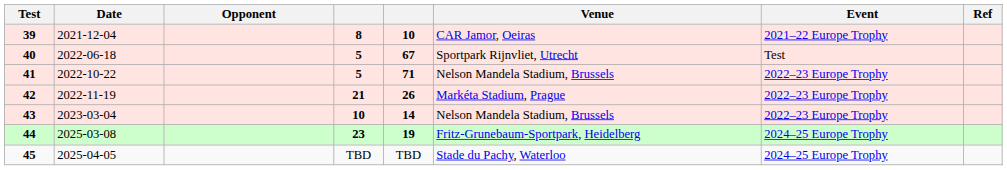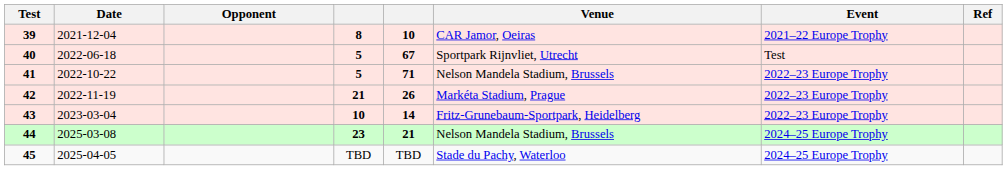(525, 114) Nelson Mandela Stadium, Brussels -> (538, 114) Fritz-Grunebaum-Sportpark, Heidelberg
(408, 134) 19 -> (408, 134) 21
(538, 134) Fritz-Grunebaum-Sportpark, Heidelberg -> (525, 134) Nelson Mandela Stadium, Brussels
